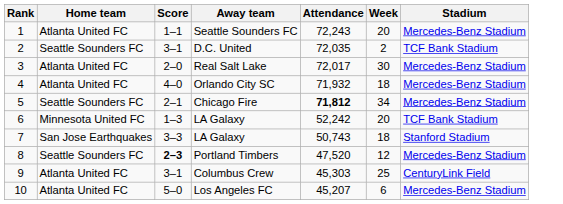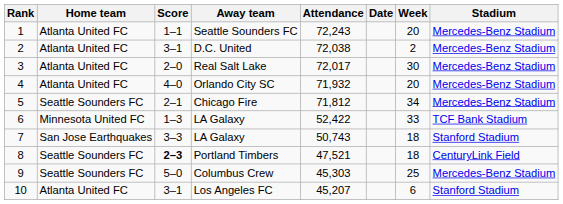+ column: (381, 13)
(91, 48) Seattle Sounders FC -> (84, 48) Atlanta United FC
(333, 48) 72,035 -> (333, 48) 72,038
(450, 48) TCF Bank Stadium -> (494, 48) Mercedes-Benz Stadium
(383, 84) 18 -> (413, 84) 20
(333, 102) bold -> (333, 102) normal
(333, 119) 52,242 -> (333, 119) 52,422
(383, 119) 20 -> (413, 119) 33
(333, 155) 47,520 -> (333, 155) 47,521
(383, 155) 12 -> (413, 155) 18
(464, 155) Mercedes-Benz Stadium -> (476, 155) CenturyLink Field
(84, 173) Atlanta United FC -> (91, 173) Seattle Sounders FC
(173, 173) 3–1 -> (173, 173) 5–0
(447, 173) CenturyLink Field -> (494, 173) Mercedes-Benz Stadium
(173, 191) 5–0 -> (173, 191) 3–1
(464, 191) Mercedes-Benz Stadium -> (476, 191) Stanford Stadium
